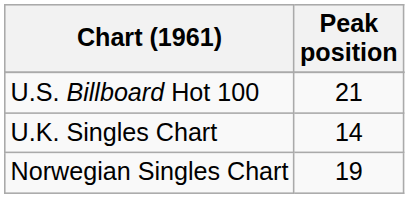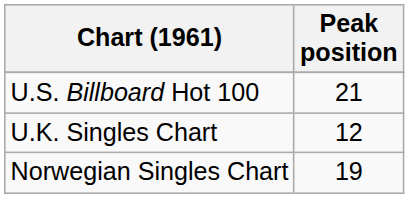(349, 132) 14 -> (349, 132) 12
